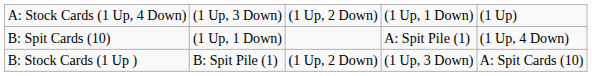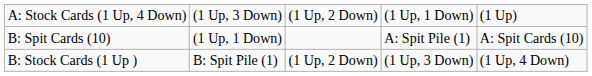(524, 37) (1 Up, 4 Down) -> (532, 37) A: Spit Cards (10)
(532, 60) A: Spit Cards (10) -> (524, 60) (1 Up, 4 Down)
